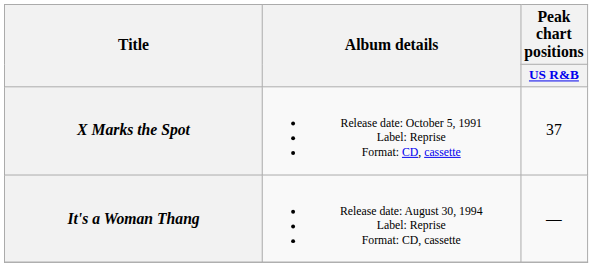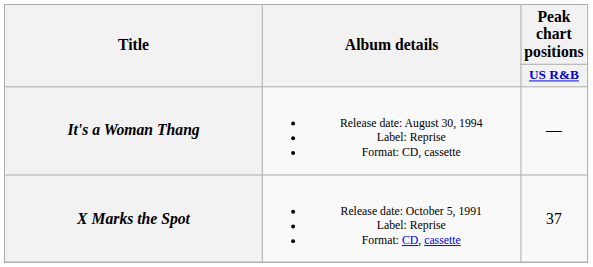rows swapped: (134, 130) <-> (134, 218)
